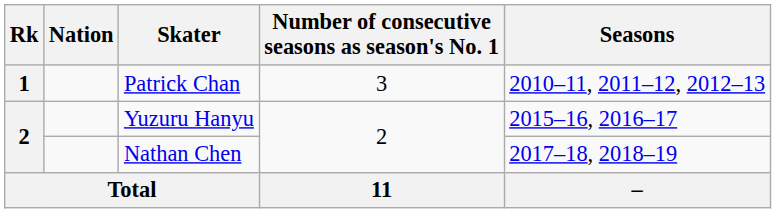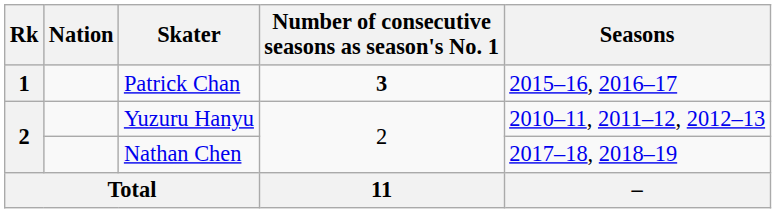(382, 82) normal -> (382, 82) bold
(637, 82) 2010–11, 2011–12, 2012–13 -> (593, 82) 2015–16, 2016–17
(593, 118) 2015–16, 2016–17 -> (637, 118) 2010–11, 2011–12, 2012–13
